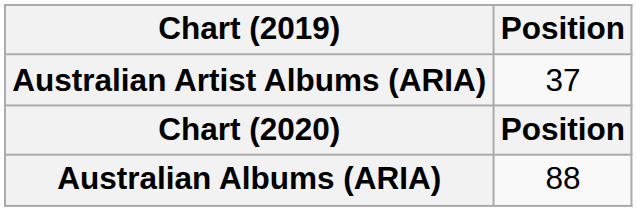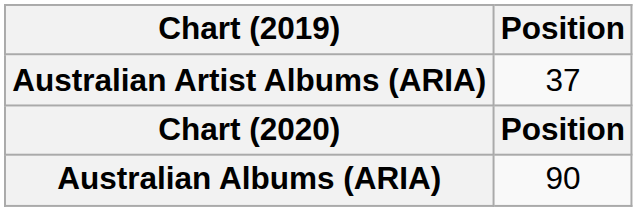(563, 179) 88 -> (563, 179) 90
